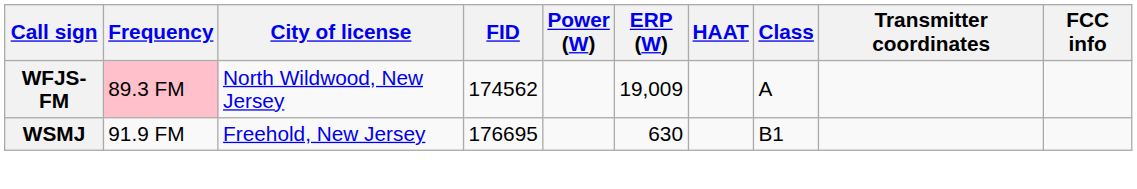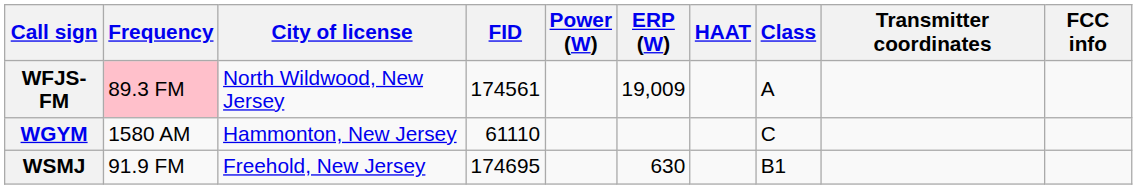(503, 89) 174562 -> (505, 89) 174561
+ row: (54, 133)
(503, 133) 176695 -> (505, 166) 174695
